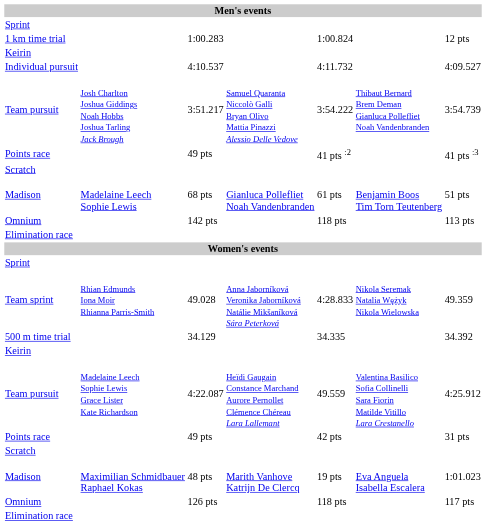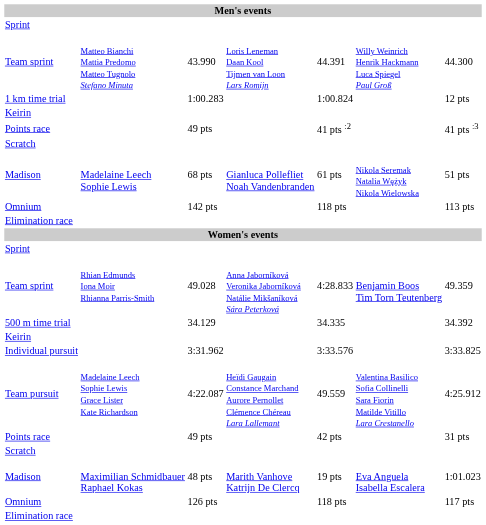+ row: (29, 62)
- row: (41, 67)
- row: (32, 110)
(399, 201) Benjamin Boos Tim Torn Teutenberg -> (387, 181) Nikola Seremak Natalia Wężyk Nikola Wielowska
(387, 300) Nikola Seremak Natalia Wężyk Nikola Wielowska -> (399, 292) Benjamin Boos Tim Torn Teutenberg
+ row: (41, 351)
